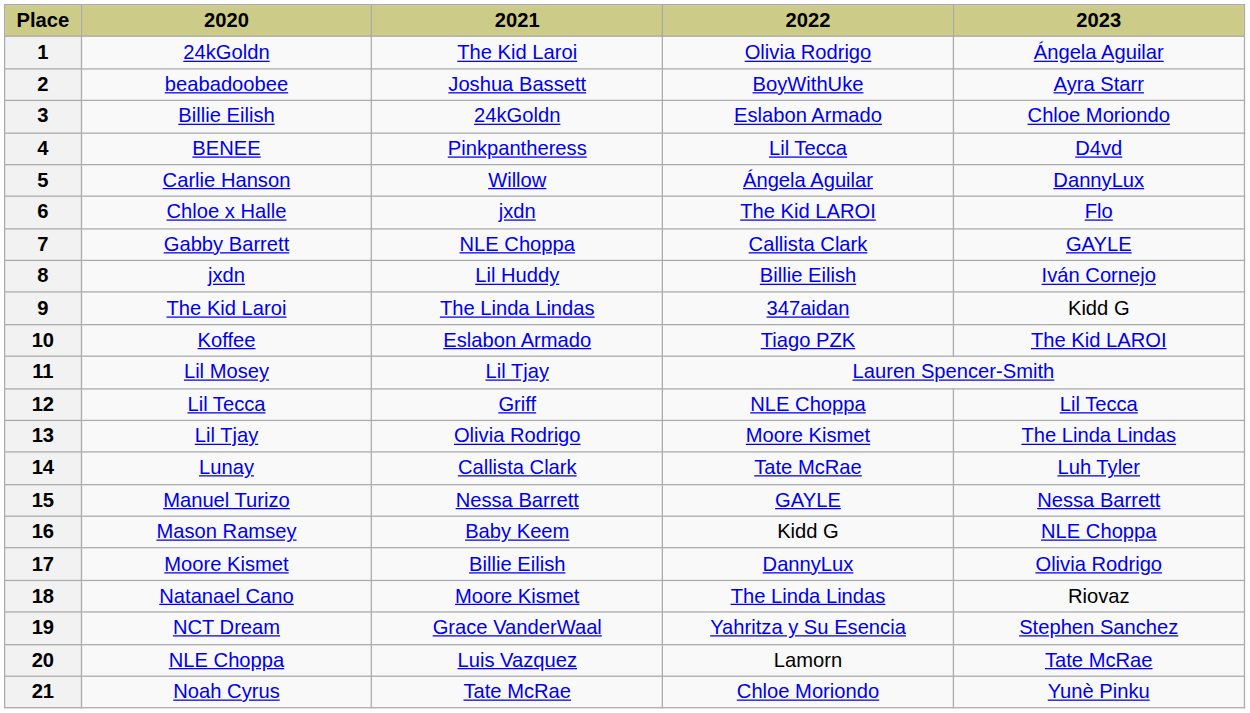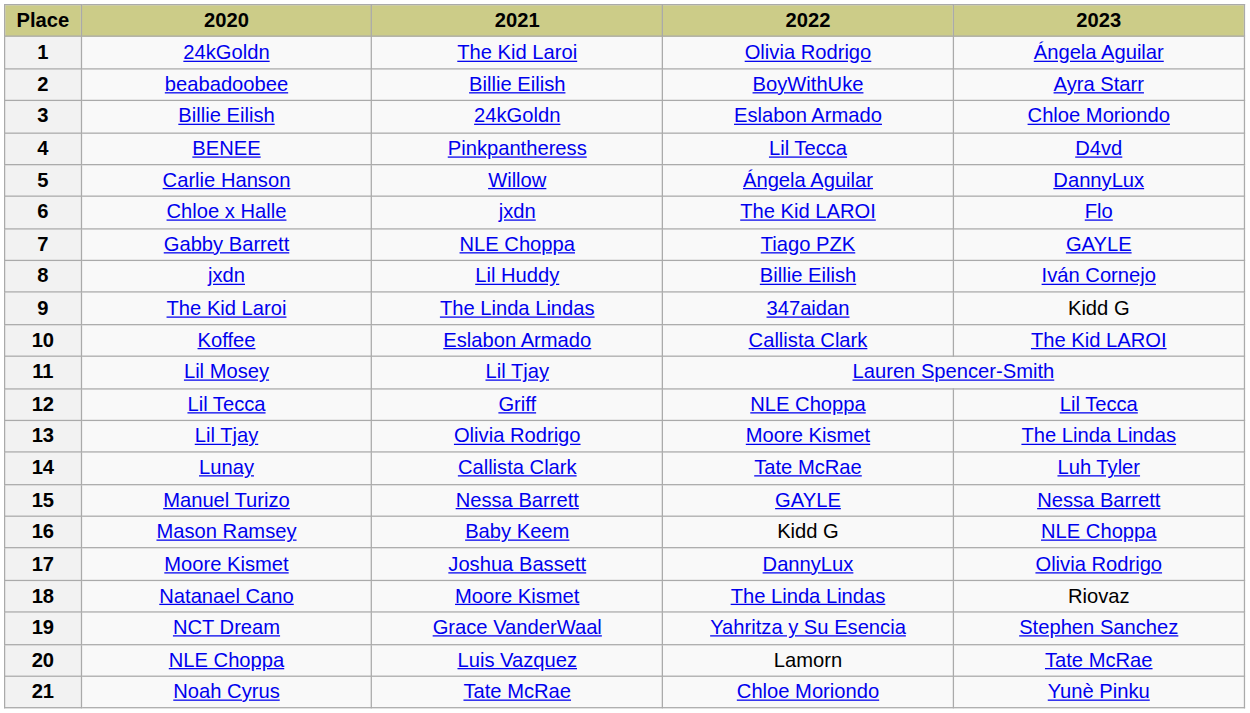(517, 84) Joshua Bassett -> (517, 84) Billie Eilish
(808, 244) Callista Clark -> (808, 244) Tiago PZK
(808, 340) Tiago PZK -> (808, 340) Callista Clark
(517, 564) Billie Eilish -> (517, 564) Joshua Bassett
